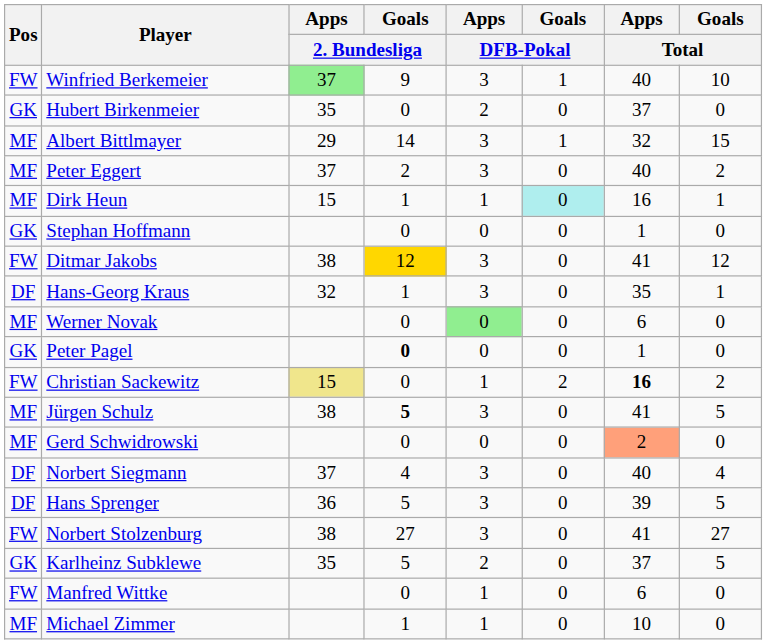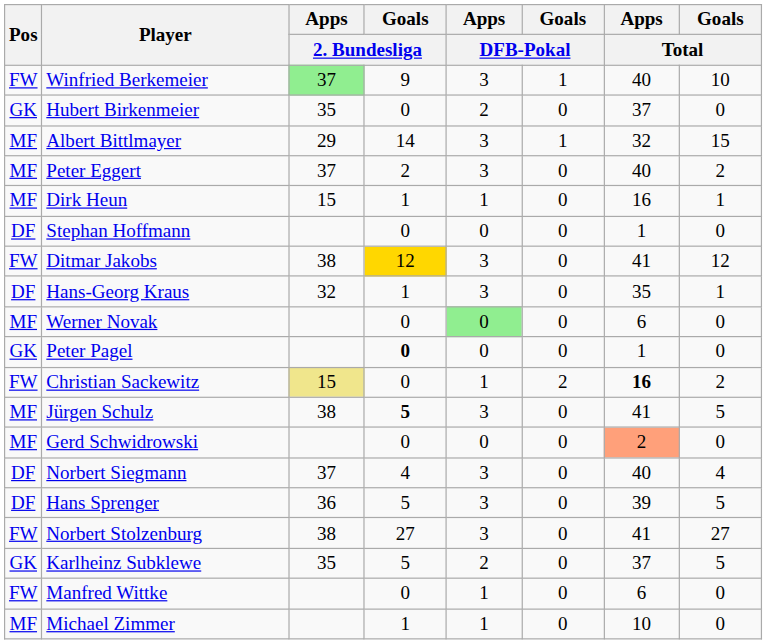(563, 200) paleturquoise background -> (563, 200) no background
(23, 230) GK -> (23, 230) DF
